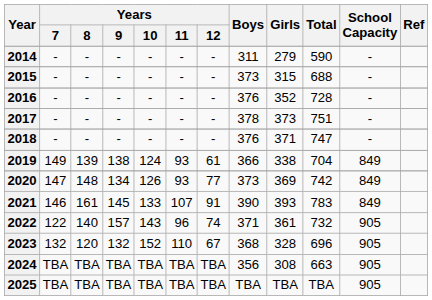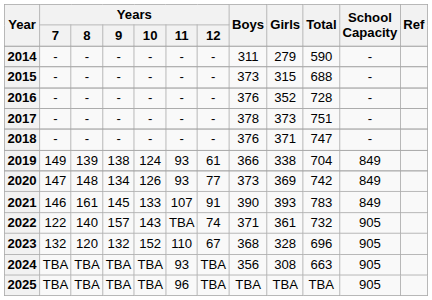(182, 222) 96 -> (182, 222) TBA
(182, 264) TBA -> (182, 264) 93
(182, 285) TBA -> (182, 285) 96
